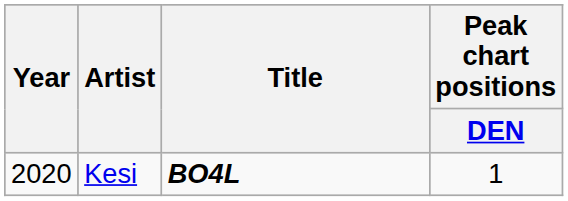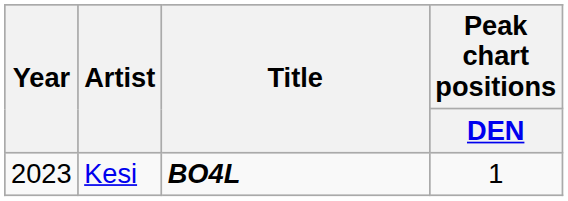(41, 173) 2020 -> (41, 173) 2023
